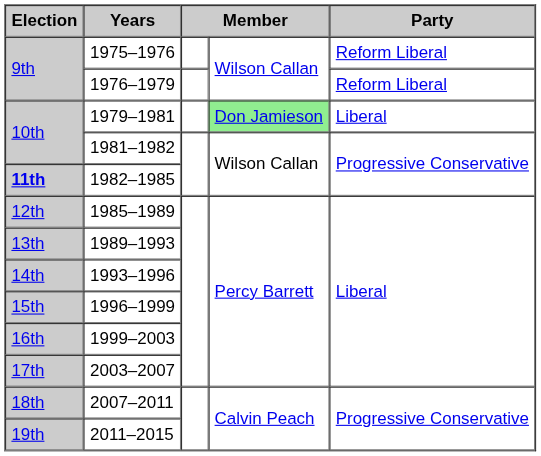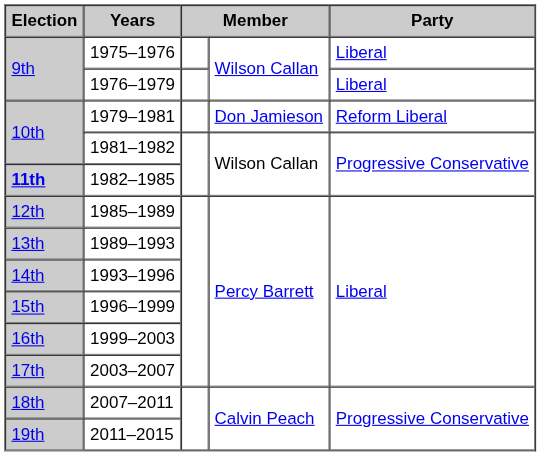(391, 52) Reform Liberal -> (361, 52) Liberal
(391, 84) Reform Liberal -> (361, 84) Liberal
(269, 116) lightgreen background -> (269, 116) no background
(361, 116) Liberal -> (391, 116) Reform Liberal
